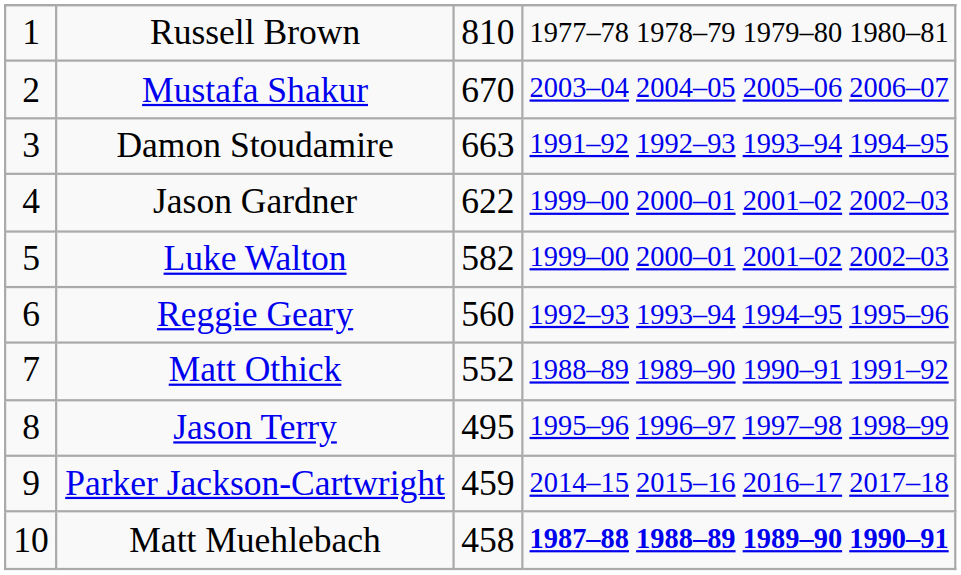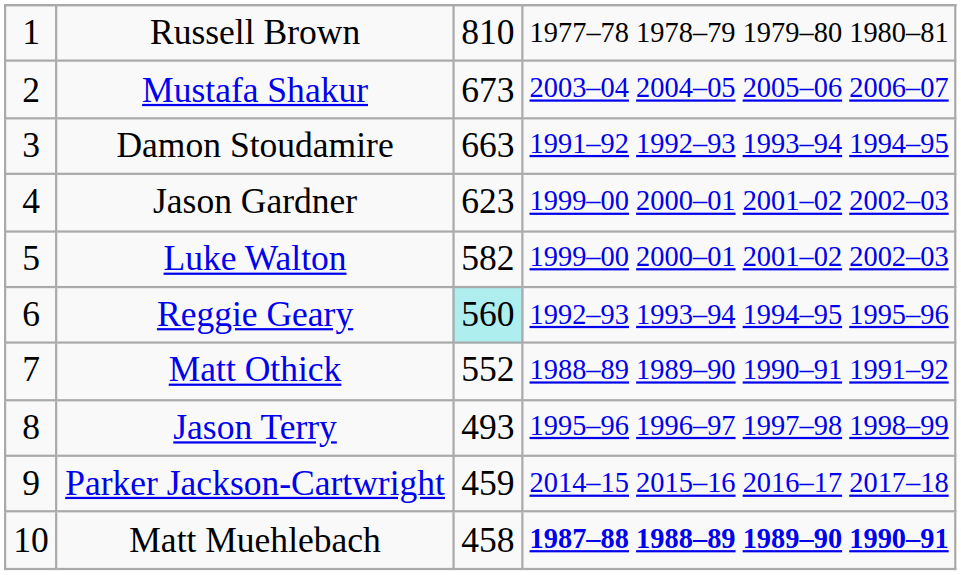(488, 88) 670 -> (488, 88) 673
(488, 201) 622 -> (488, 201) 623
(488, 314) no background -> (488, 314) paleturquoise background
(488, 426) 495 -> (488, 426) 493
